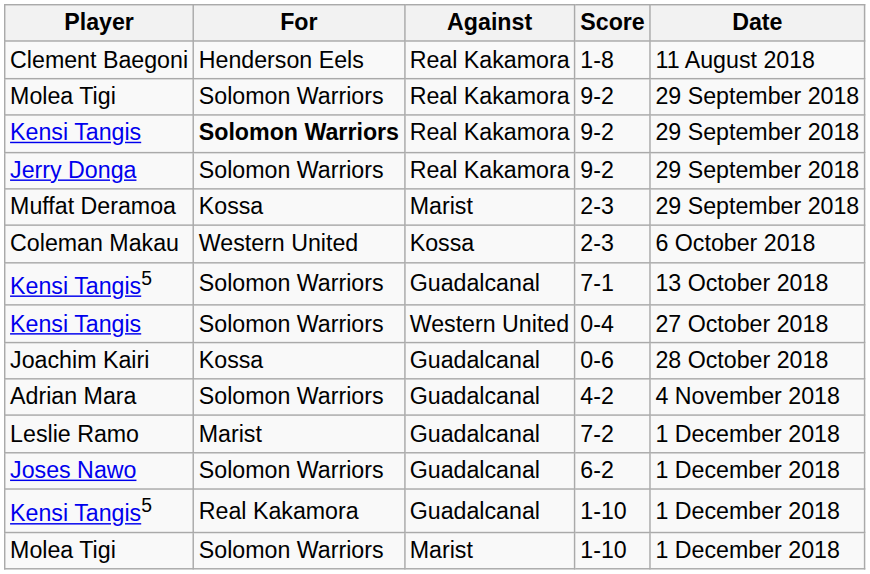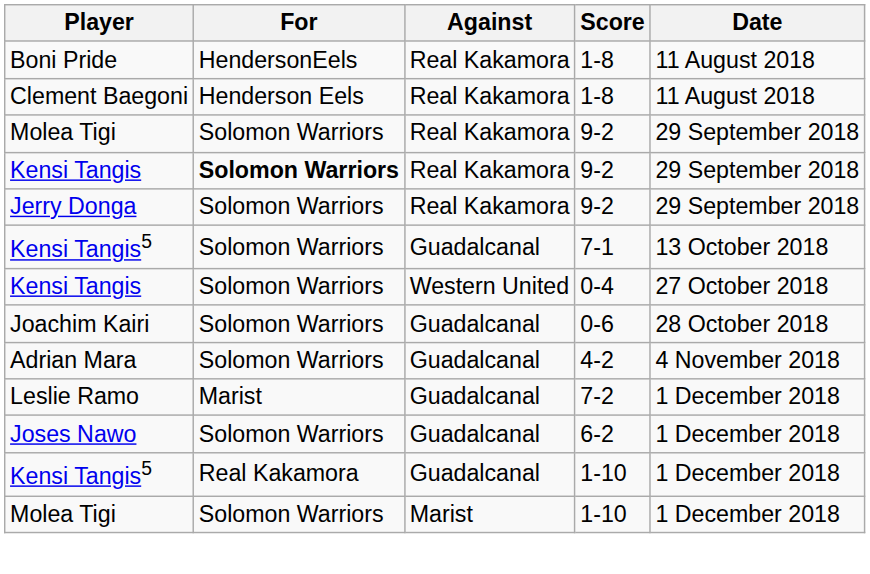+ row: (64, 59)
- row: (93, 206)
- row: (95, 243)
(231, 360) Kossa -> (291, 323) Solomon Warriors
